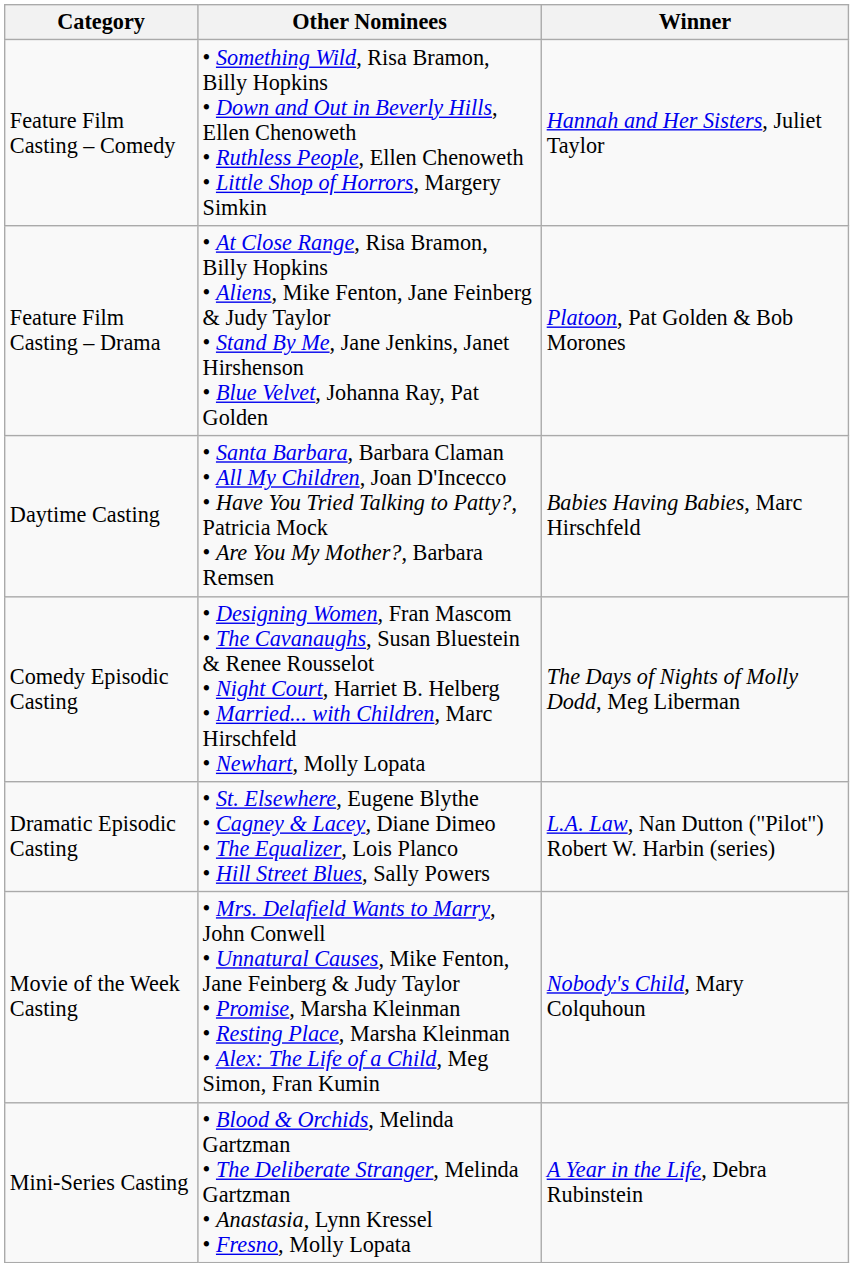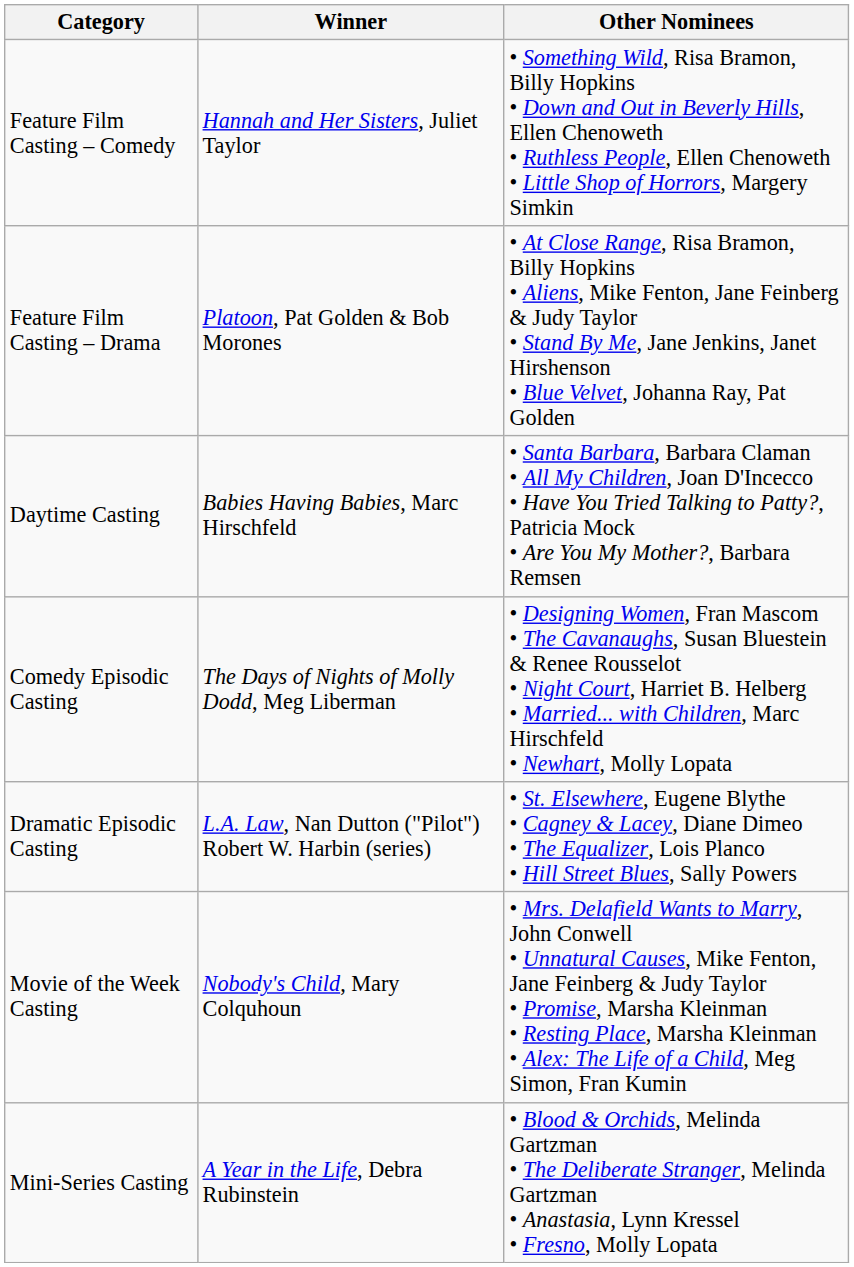columns swapped: (695, 22) <-> (370, 22)
